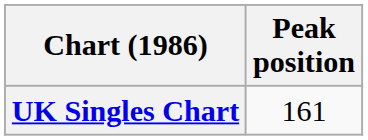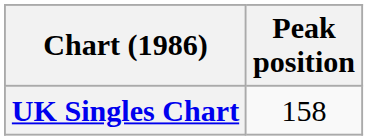(304, 109) 161 -> (304, 109) 158
